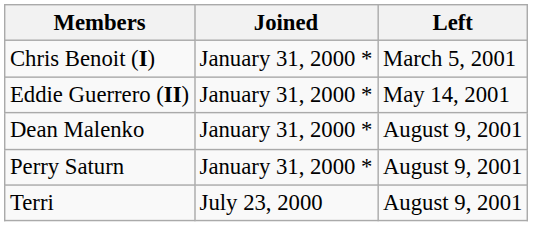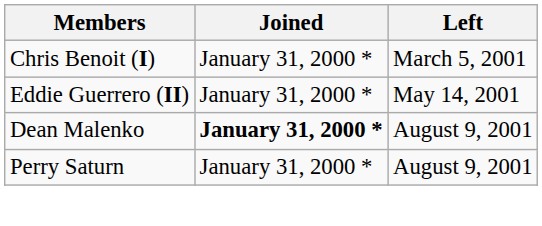(286, 130) normal -> (291, 130) bold
- row: (32, 202)
